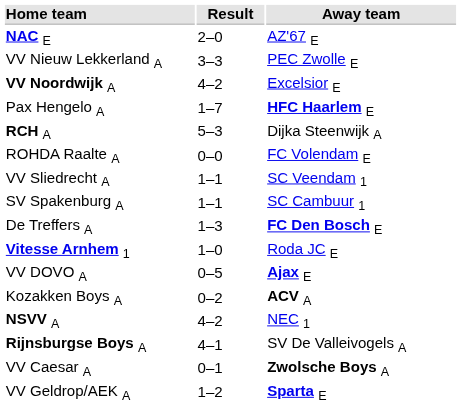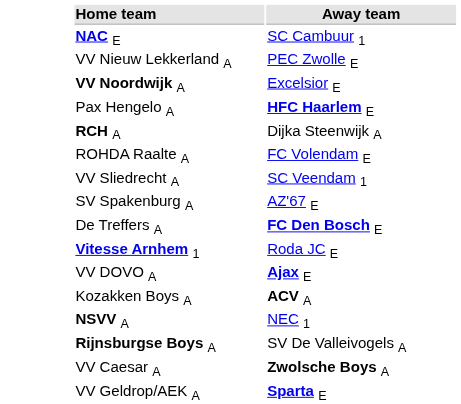- column: (230, 14)
(293, 37) AZ'67 E -> (316, 37) SC Cambuur 1
(316, 203) SC Cambuur 1 -> (293, 203) AZ'67 E
